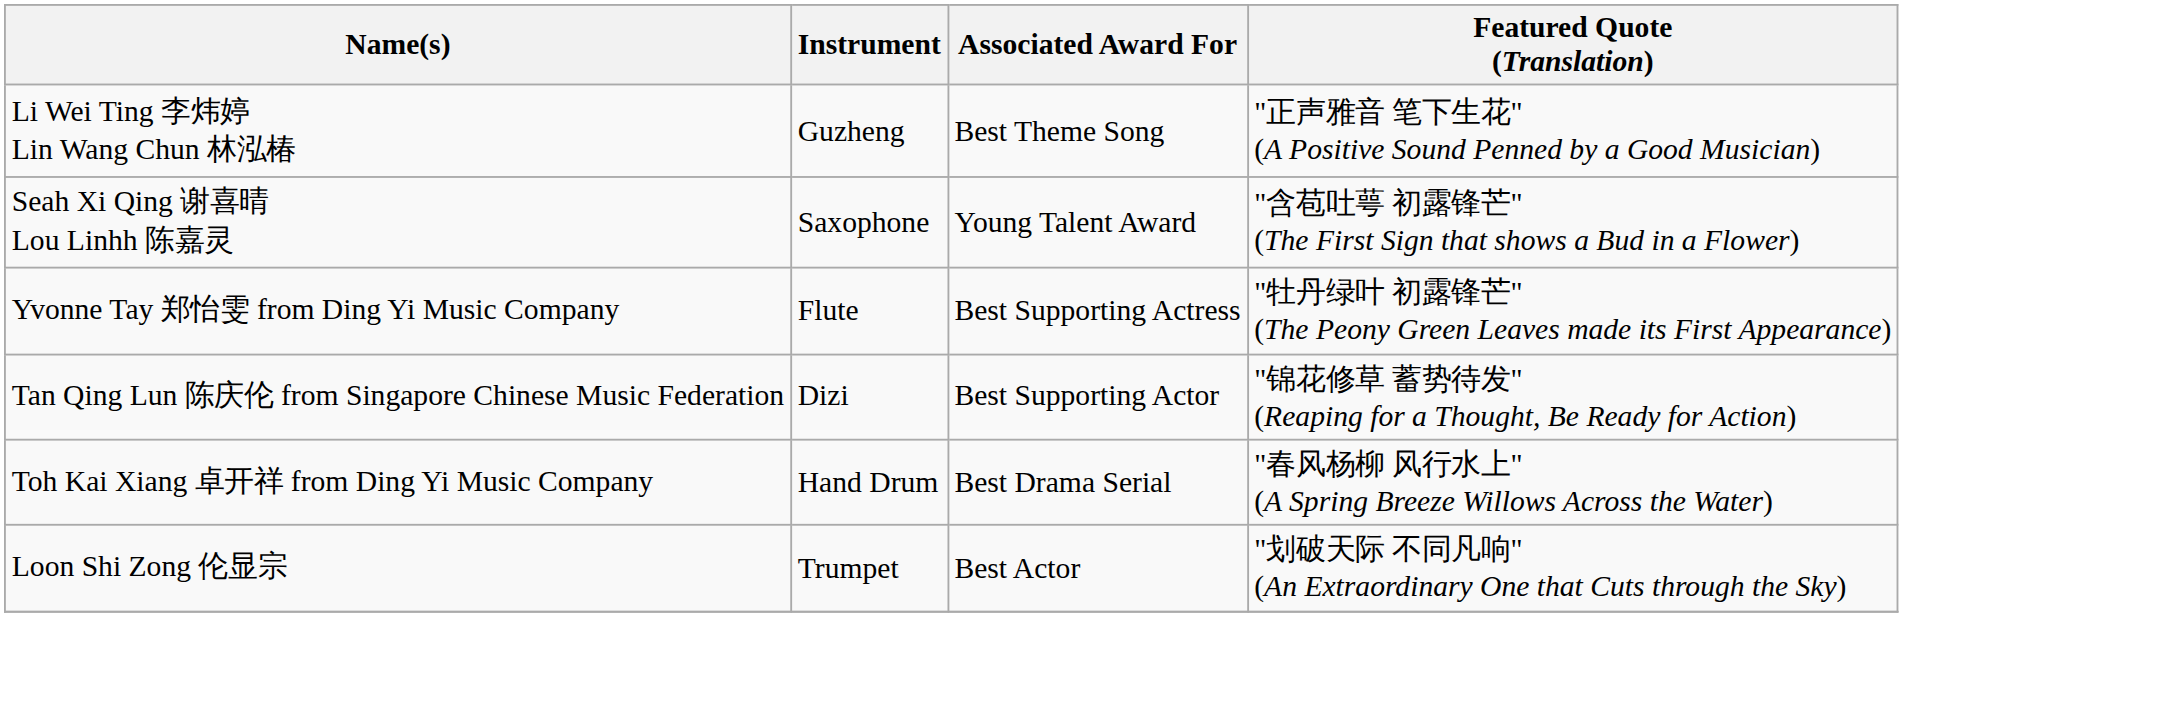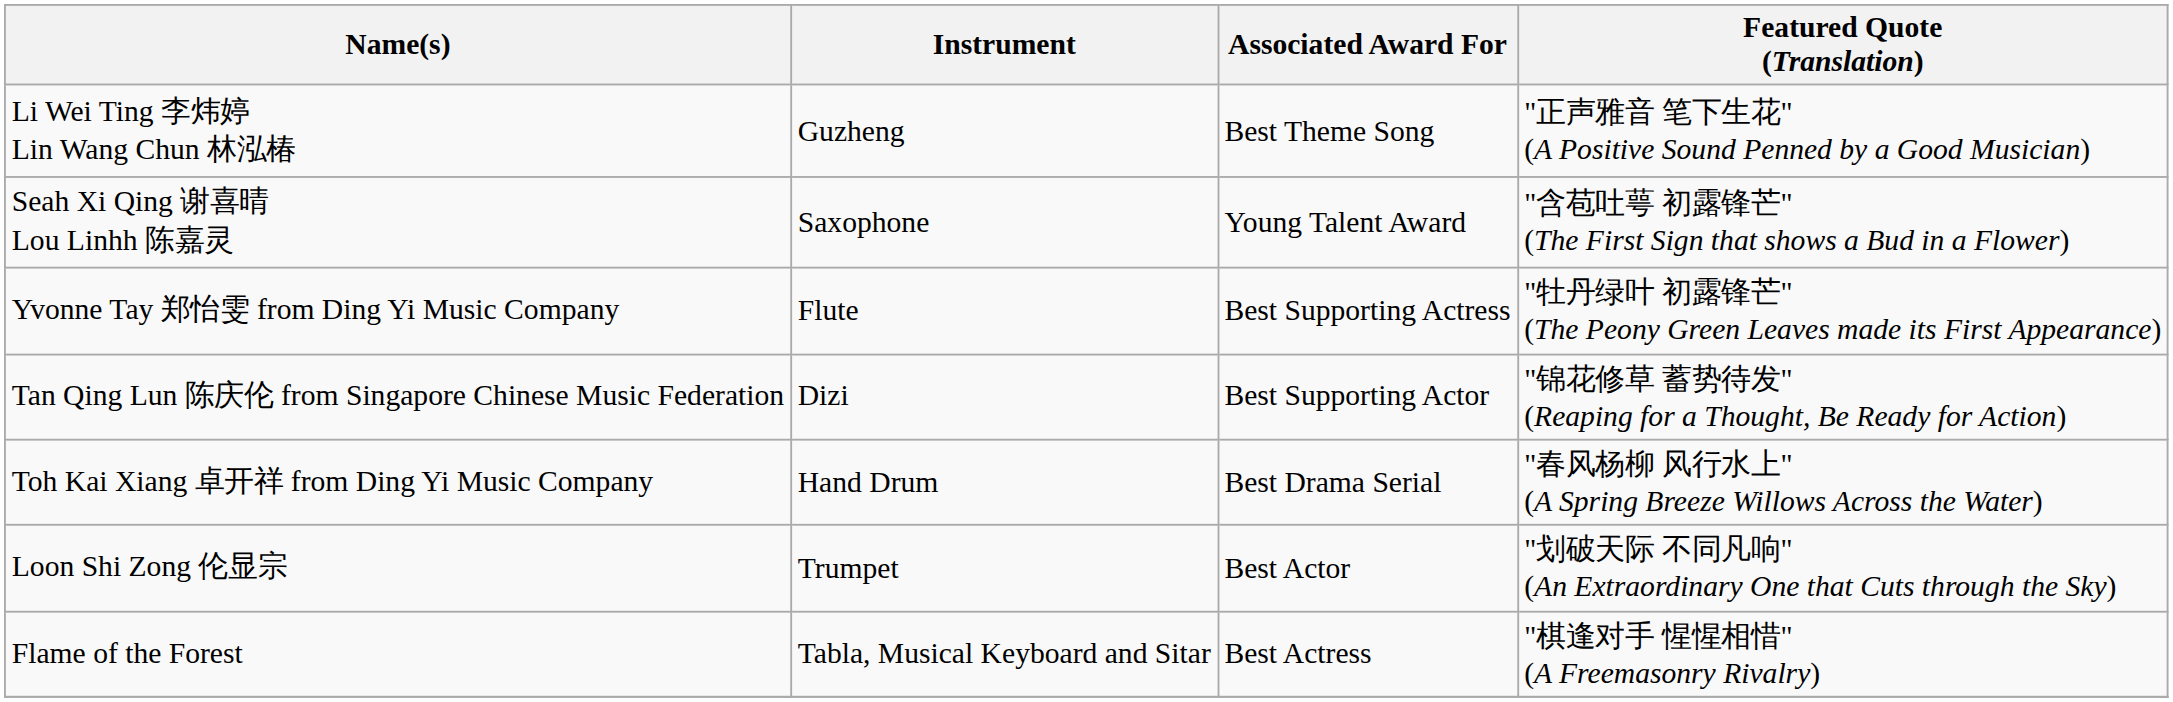+ row: (127, 653)
